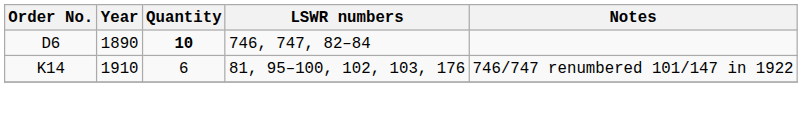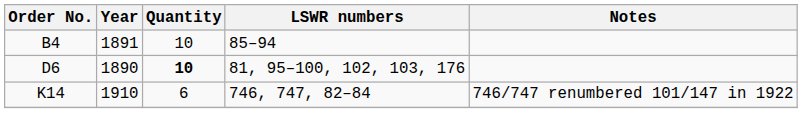+ row: (51, 43)
(300, 43) 746, 747, 82–84 -> (347, 69) 81, 95–100, 102, 103, 176
(347, 69) 81, 95–100, 102, 103, 176 -> (300, 94) 746, 747, 82–84
